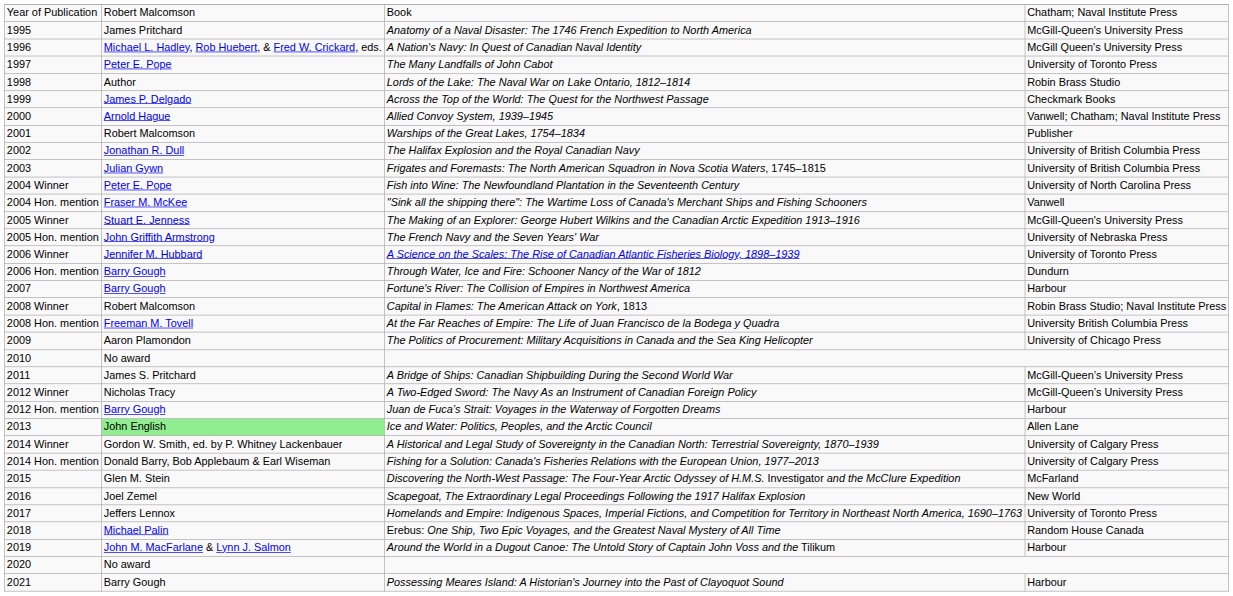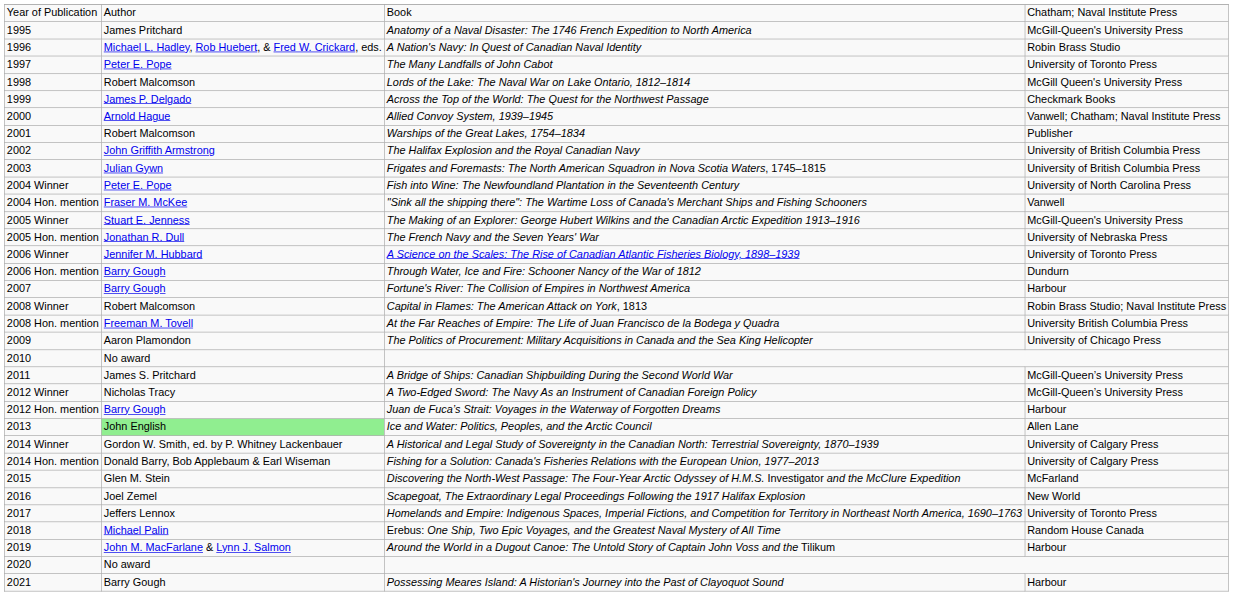(149, 13) Robert Malcomson -> (120, 13) Author
(1105, 47) McGill Queen's University Press -> (1074, 47) Robin Brass Studio
(120, 82) Author -> (149, 82) Robert Malcomson
(1074, 82) Robin Brass Studio -> (1105, 82) McGill Queen's University Press
(144, 151) Jonathan R. Dull -> (159, 151) John Griffith Armstrong
(159, 237) John Griffith Armstrong -> (144, 237) Jonathan R. Dull
